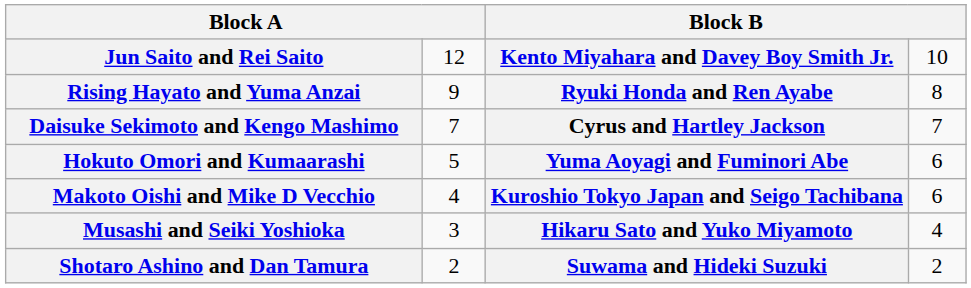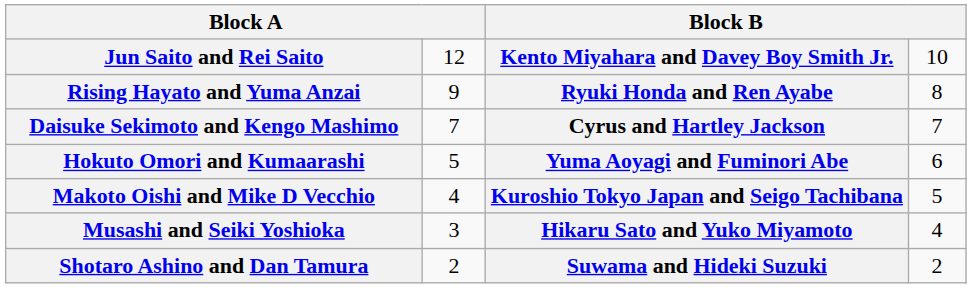(937, 195) 6 -> (937, 195) 5
